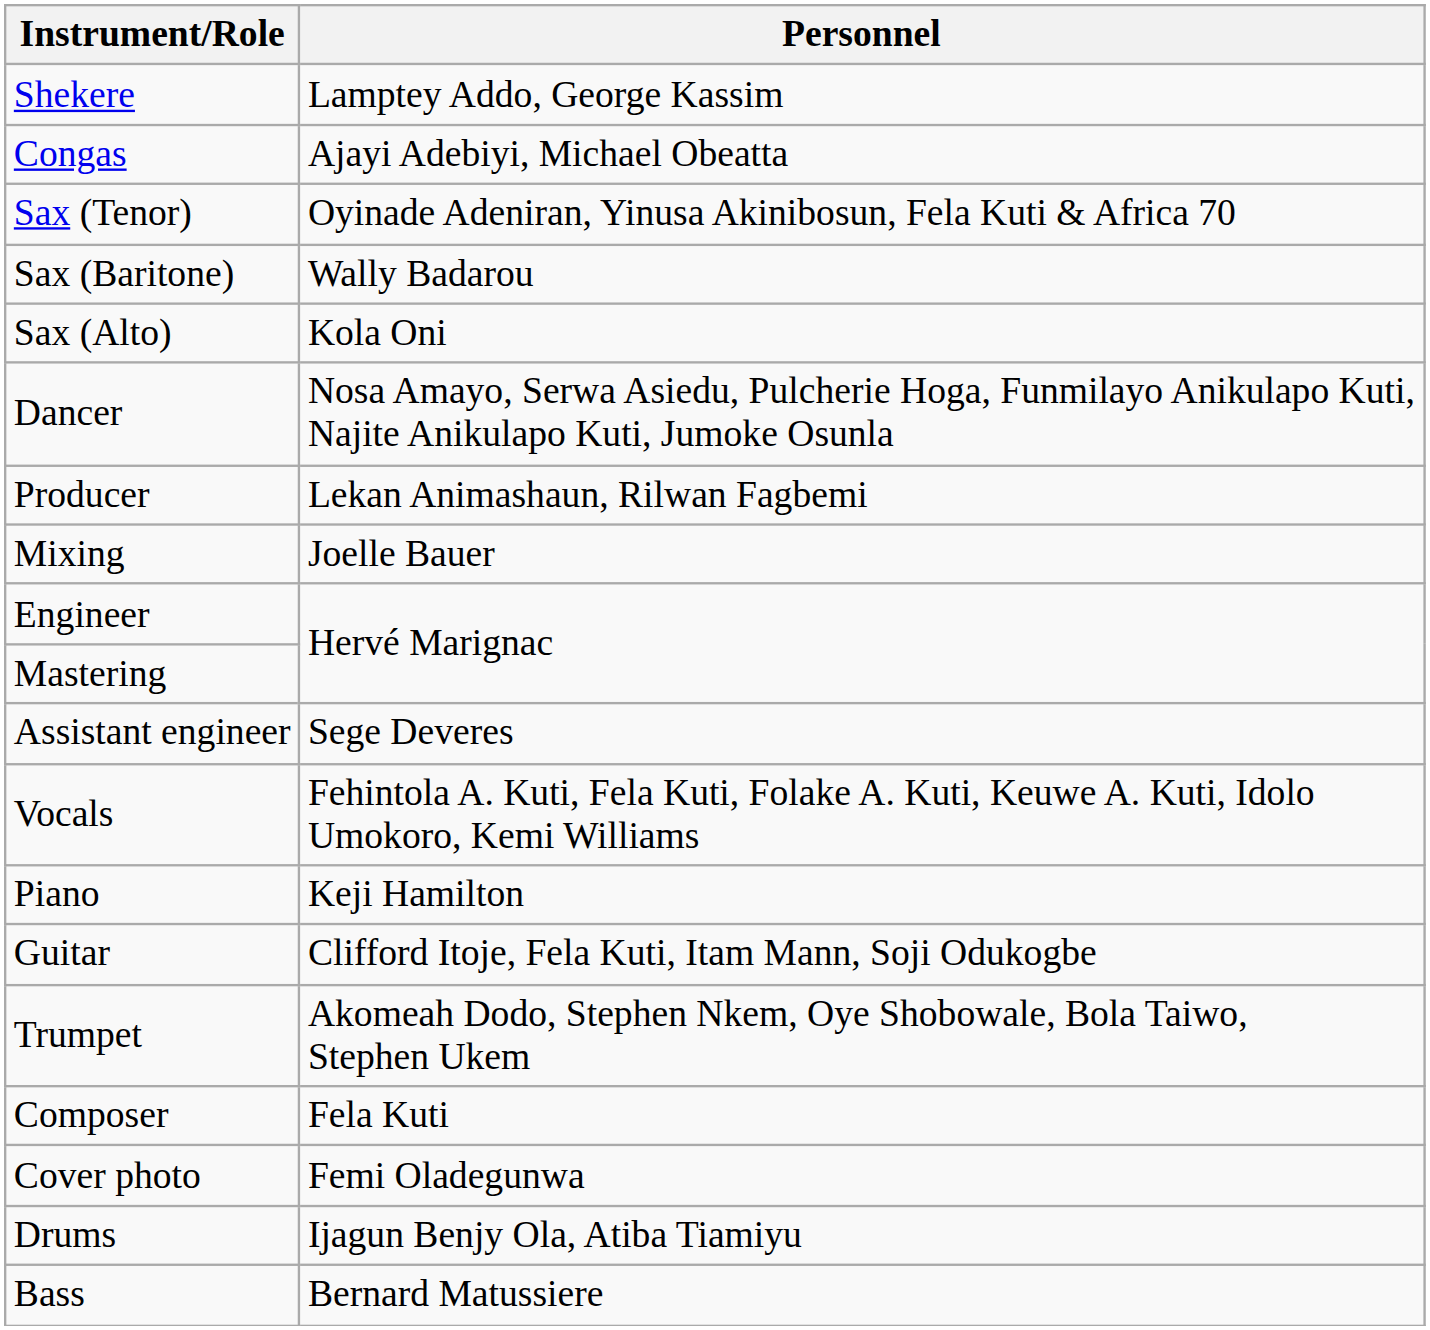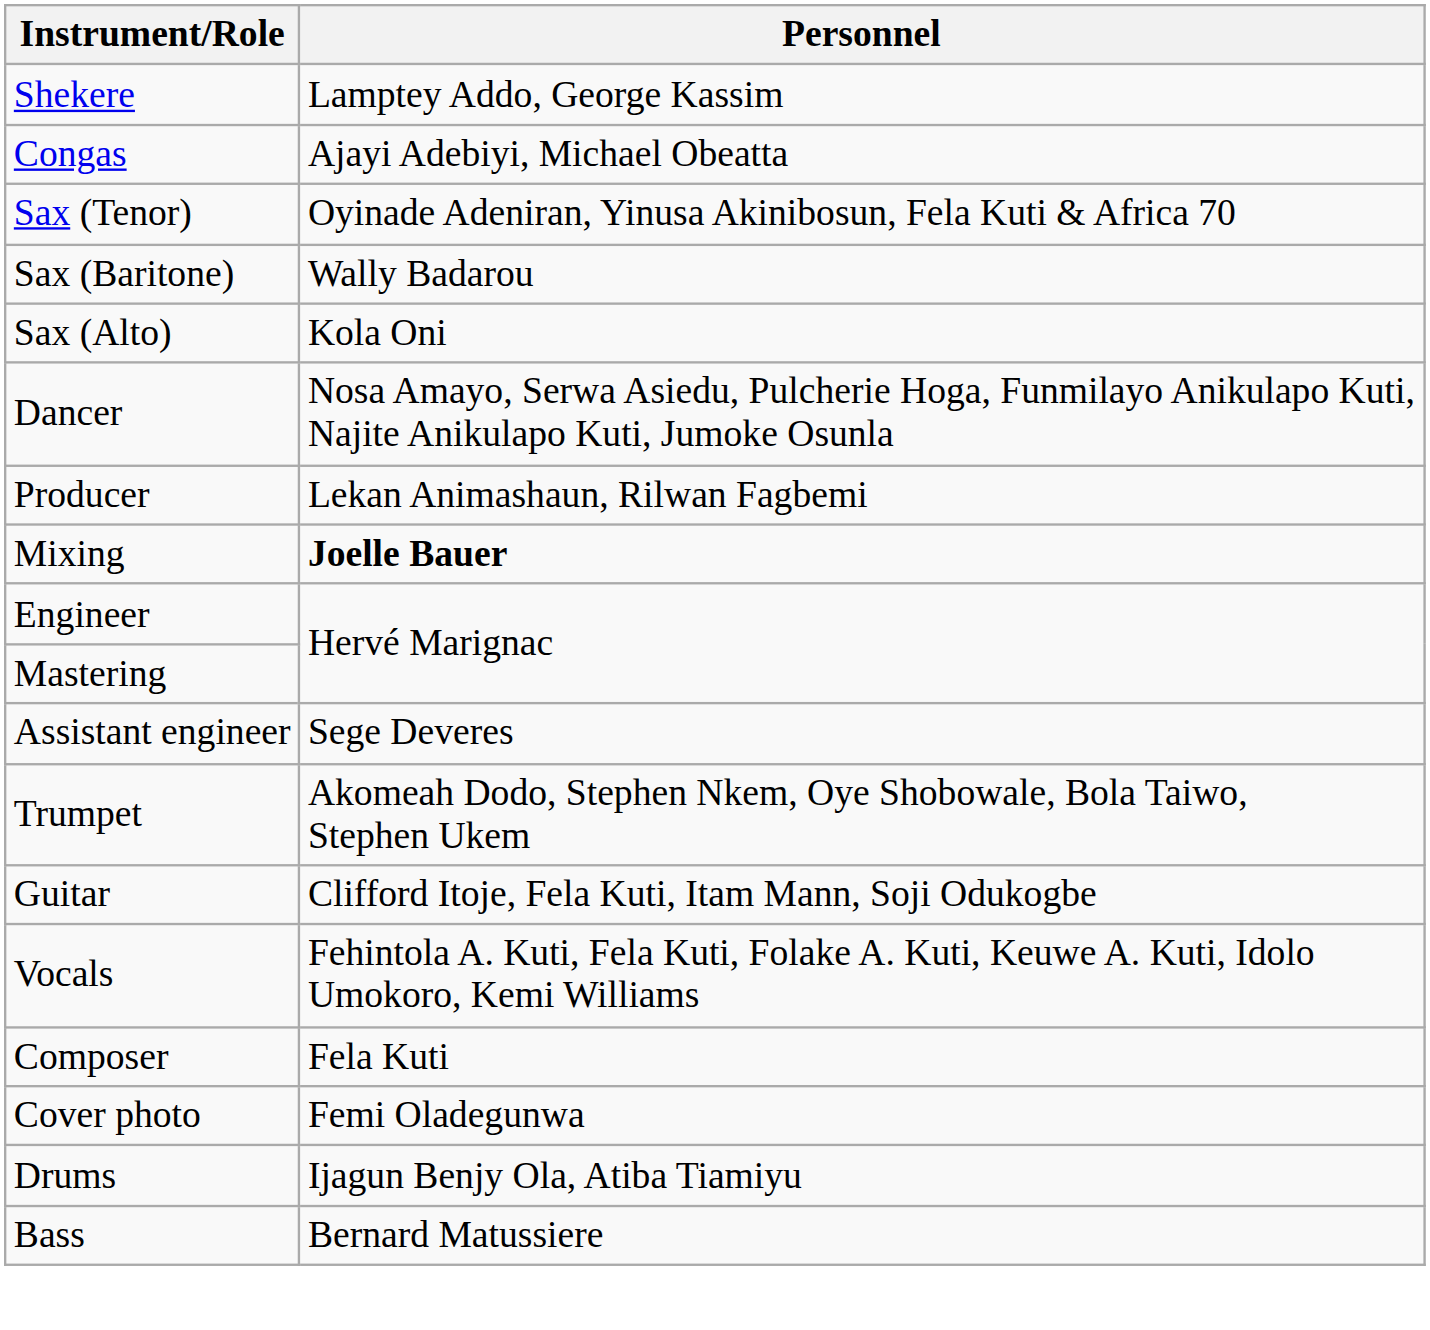(401, 553) normal -> (408, 553) bold
rows swapped: (78, 1034) <-> (64, 813)
- row: (57, 894)
